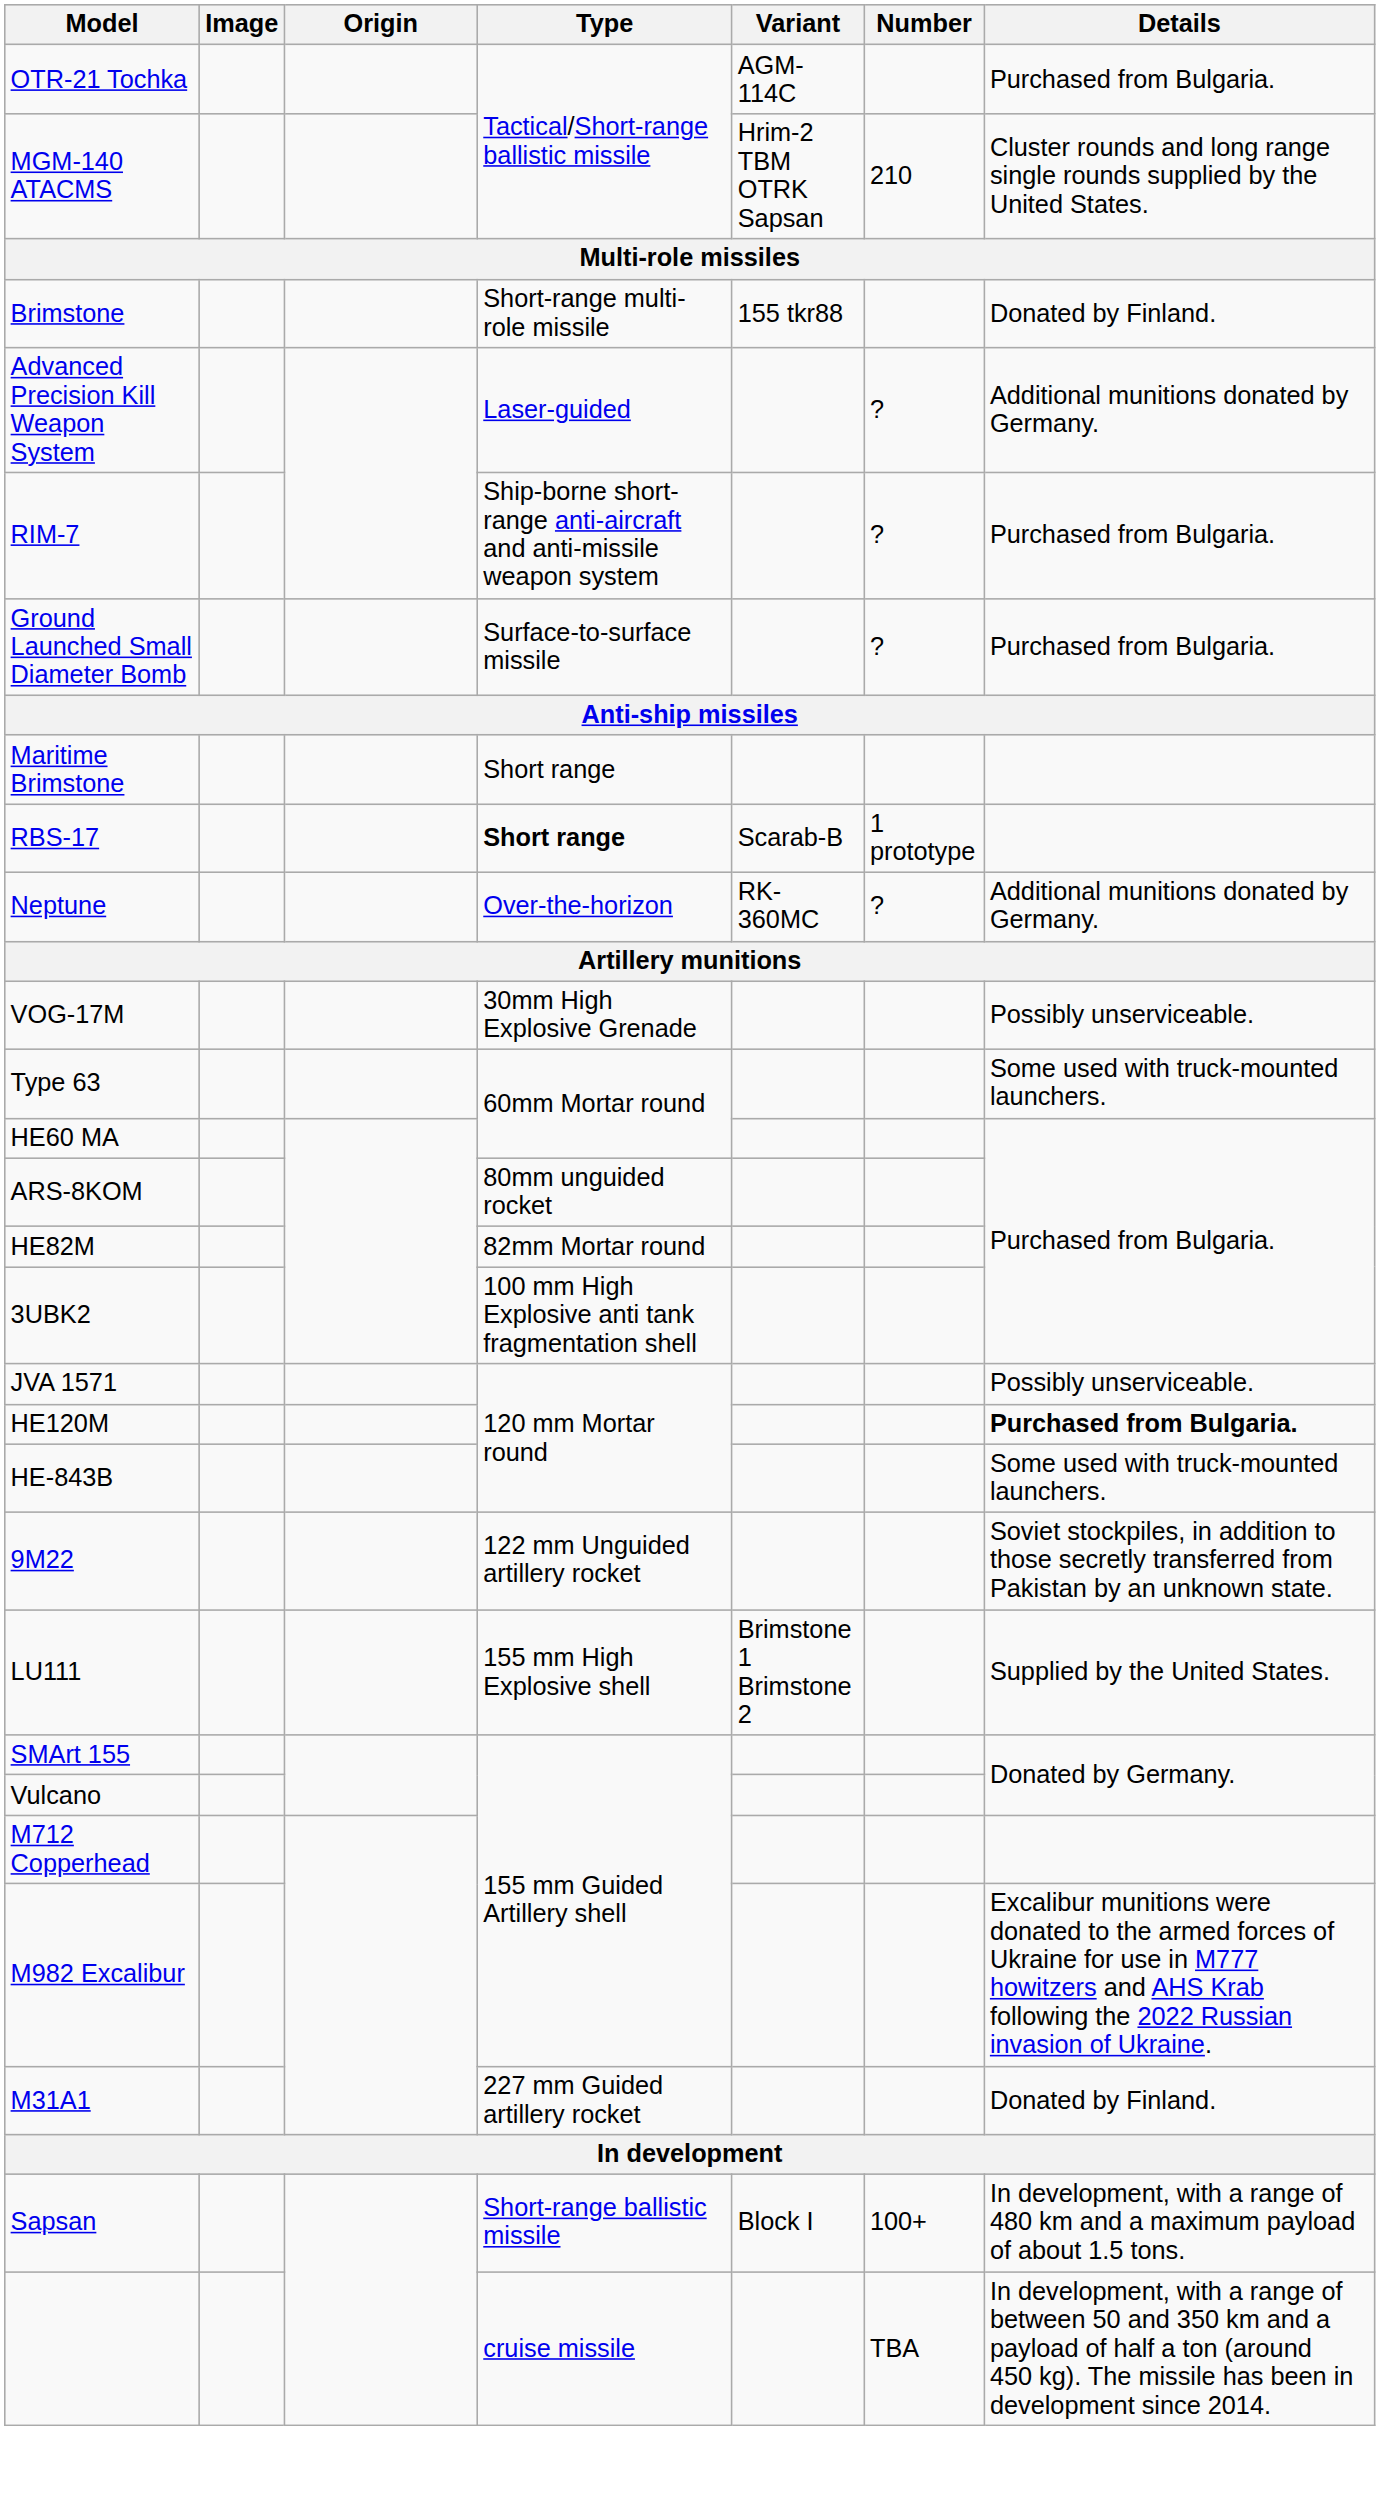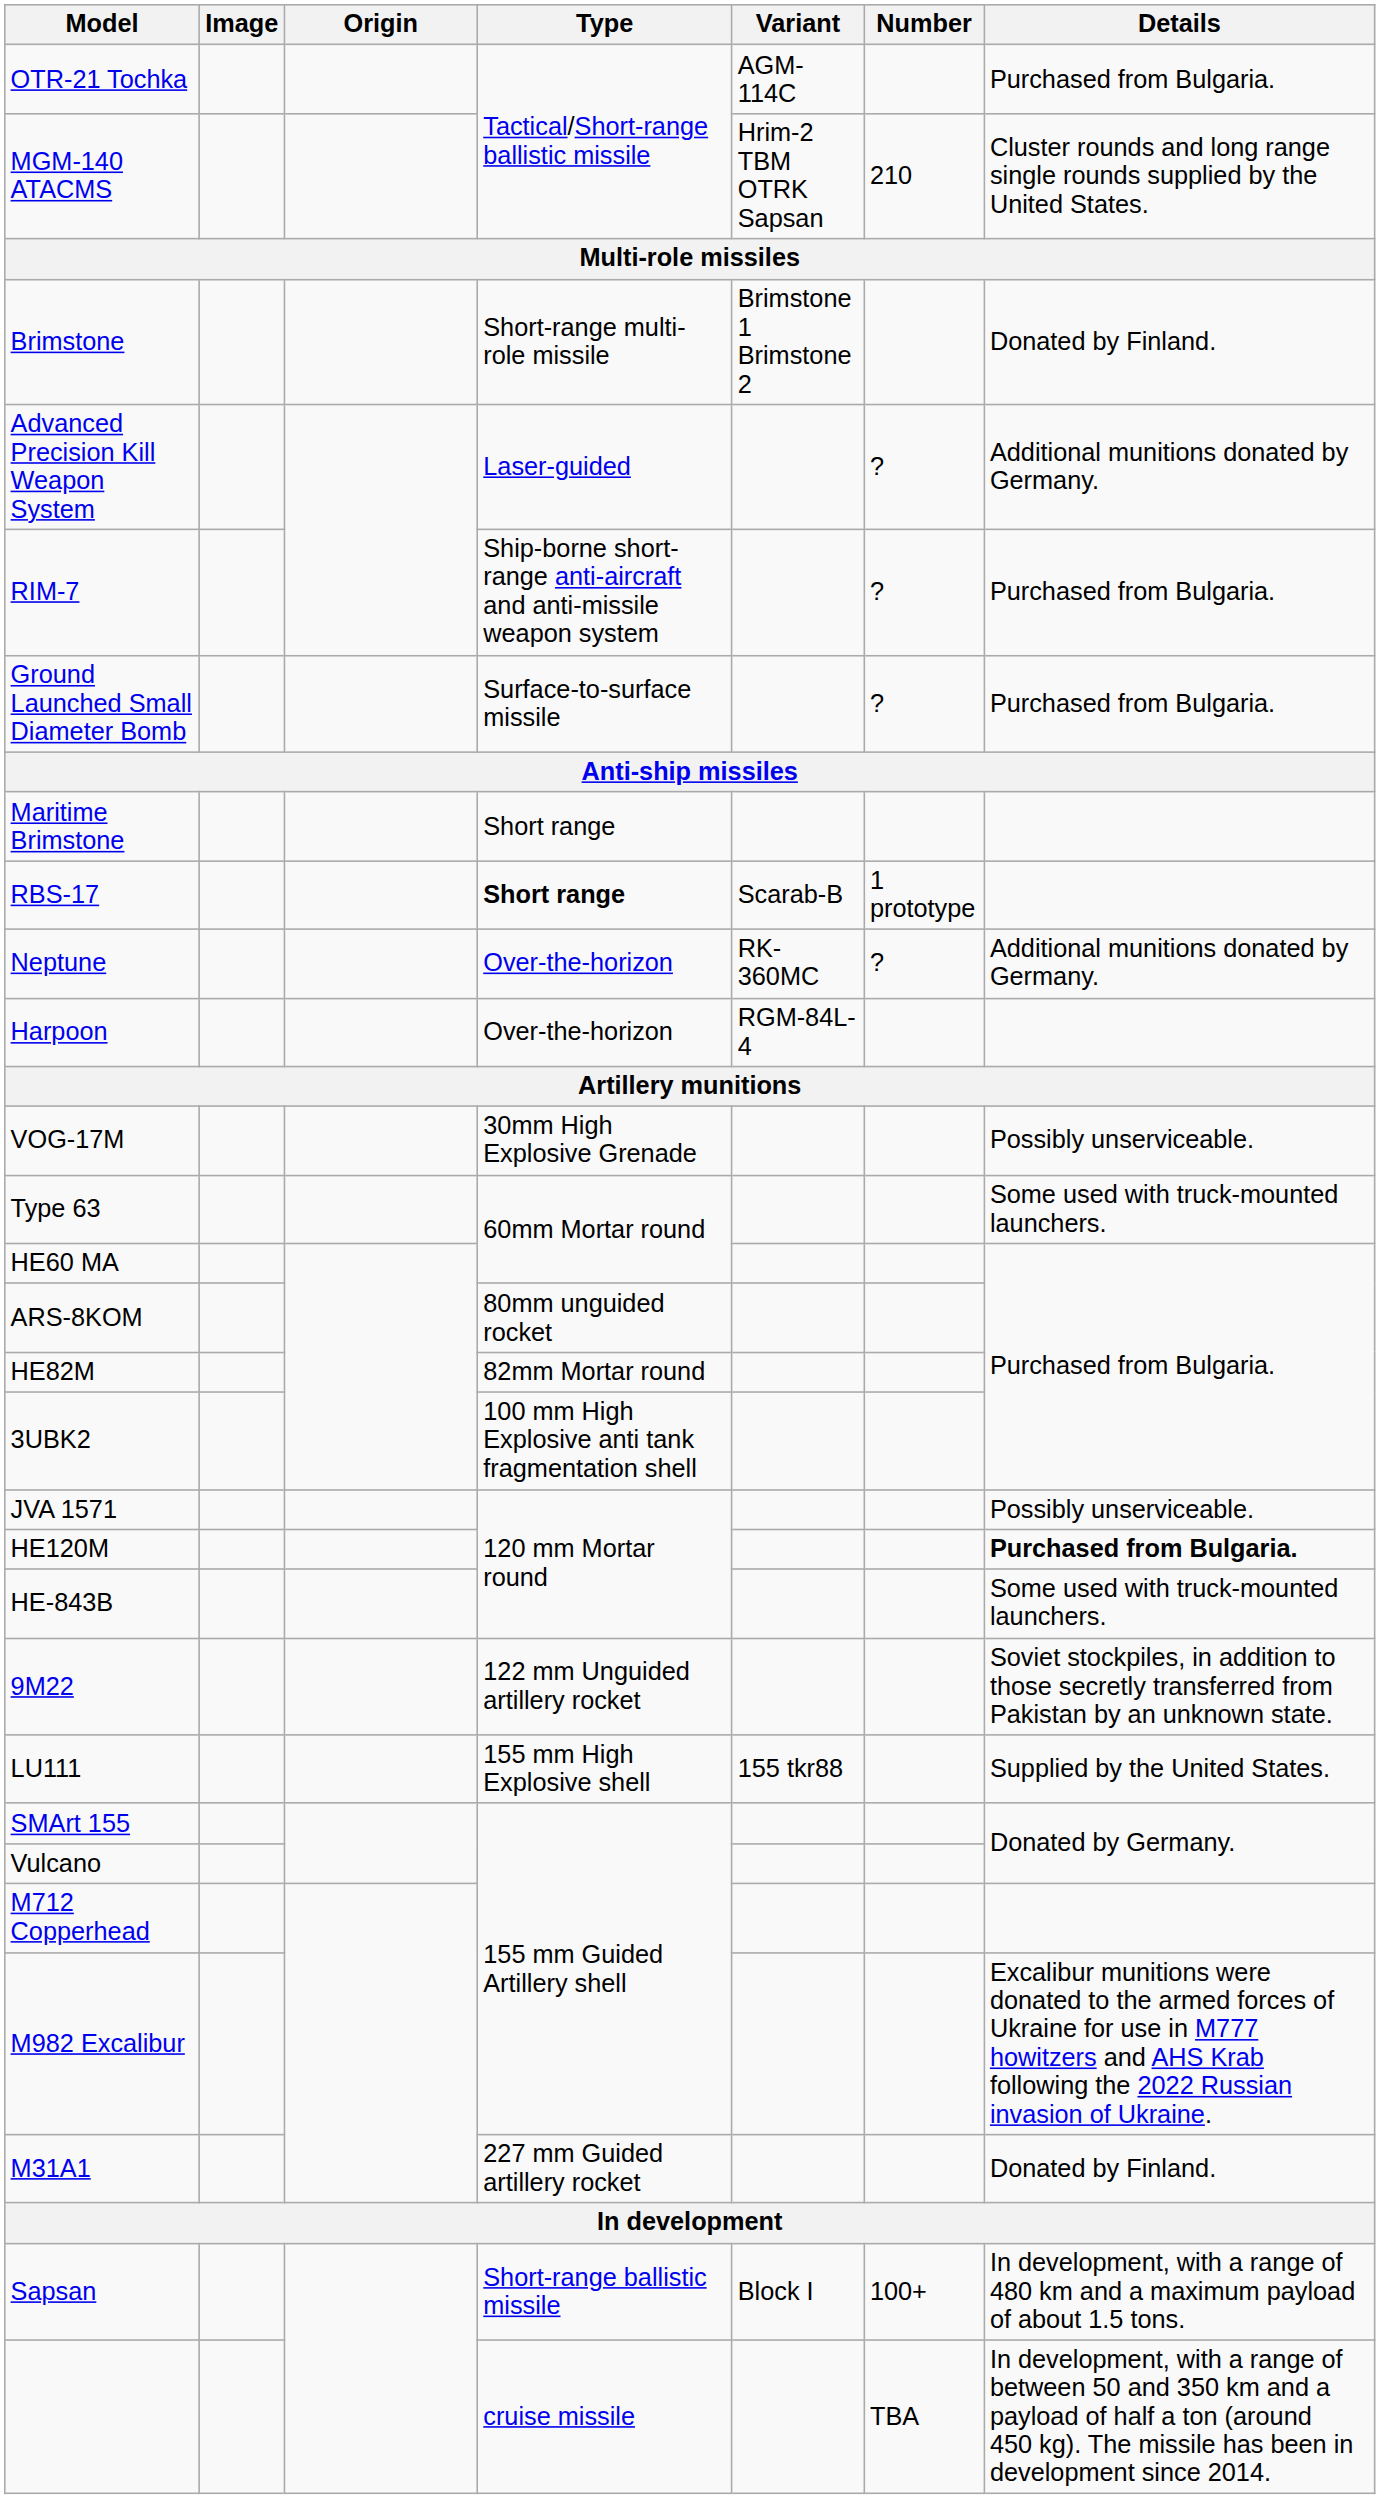(790, 312) 155 tkr88 -> (795, 341) Brimstone 1 Brimstone 2
+ row: (59, 1031)
(795, 1671) Brimstone 1 Brimstone 2 -> (790, 1768) 155 tkr88
